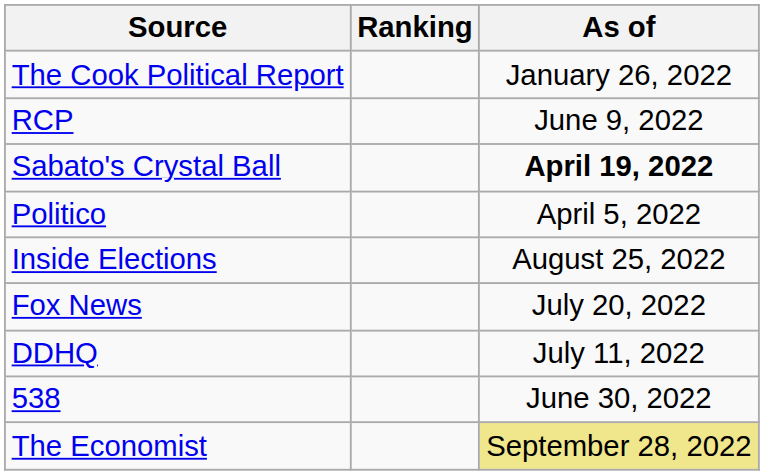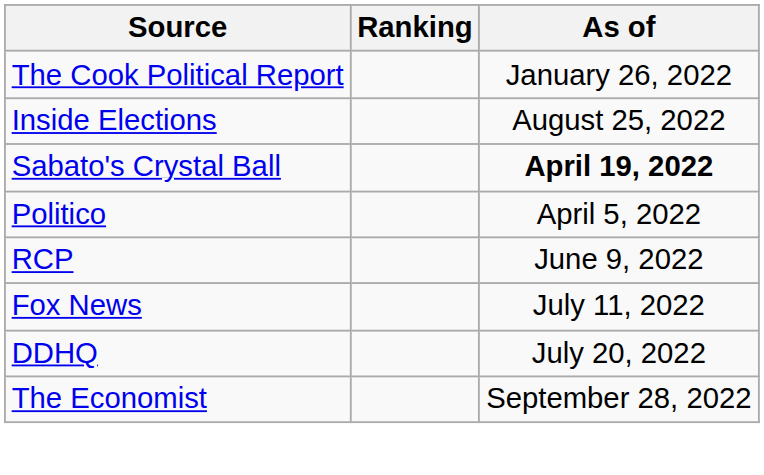rows swapped: (114, 259) <-> (43, 120)
(619, 306) July 20, 2022 -> (619, 306) July 11, 2022
(619, 352) July 11, 2022 -> (619, 352) July 20, 2022
- row: (36, 399)
(619, 445) khaki background -> (619, 399) no background
